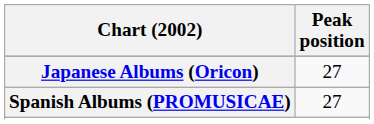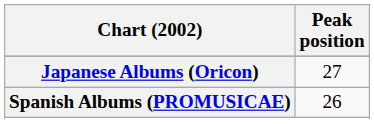(332, 102) 27 -> (332, 102) 26
